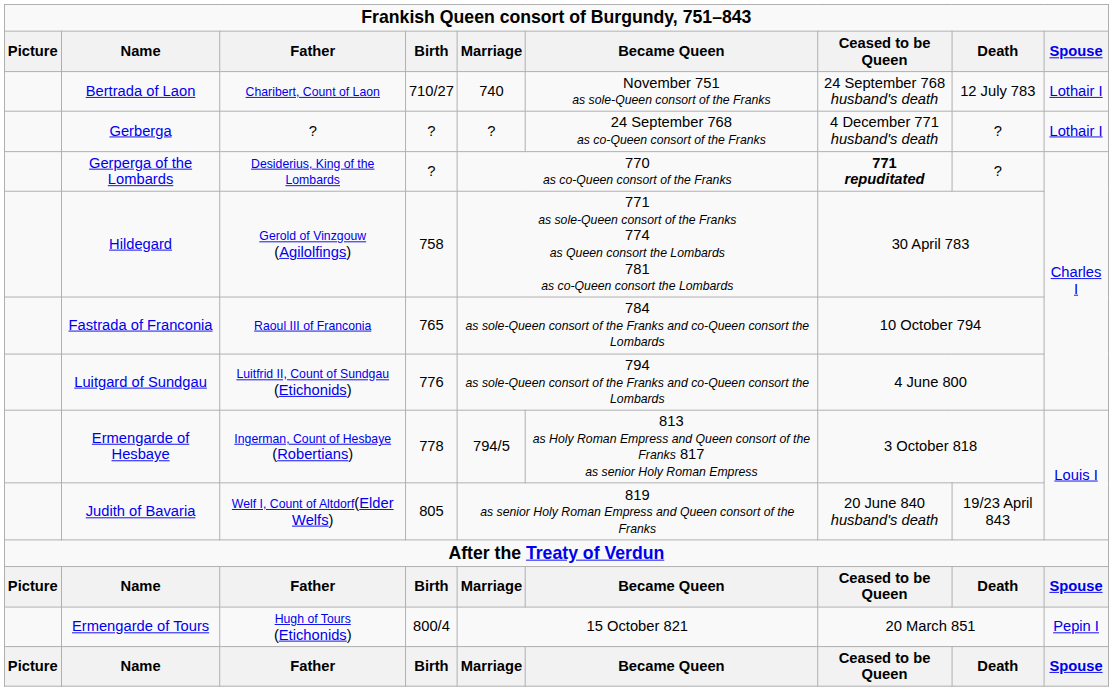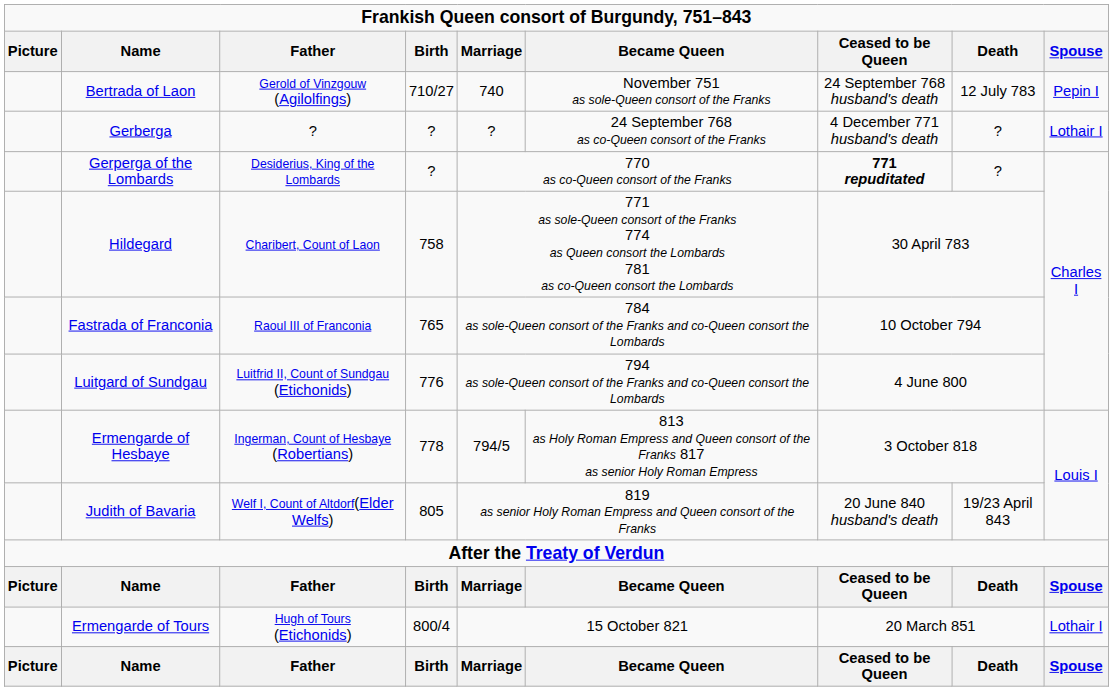(313, 92) Charibert, Count of Laon -> (313, 92) Gerold of Vinzgouw (Agilolfings)
(1076, 91) Lothair I -> (1076, 91) Pepin I
(313, 245) Gerold of Vinzgouw (Agilolfings) -> (313, 245) Charibert, Count of Laon
(1076, 626) Pepin I -> (1076, 626) Lothair I
